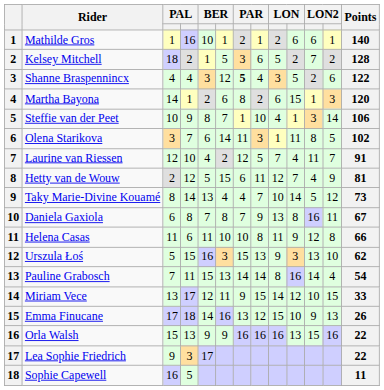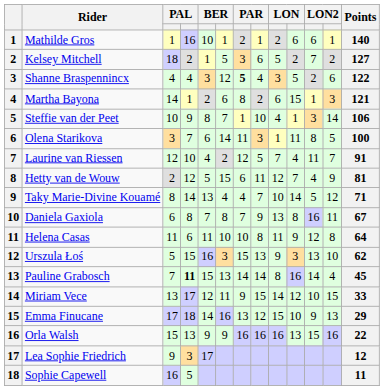(360, 59) 128 -> (360, 59) 127
(360, 98) 120 -> (360, 98) 121
(360, 138) 102 -> (360, 138) 100
(360, 197) 73 -> (360, 197) 71
(360, 236) 66 -> (360, 236) 64
(190, 276) normal -> (190, 276) bold
(360, 276) 54 -> (360, 276) 45
(360, 315) 26 -> (360, 315) 29
(360, 355) 22 -> (360, 355) 12
